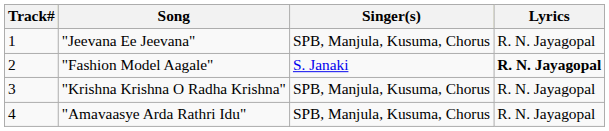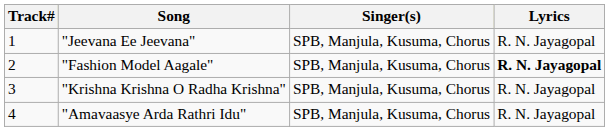(321, 65) S. Janaki -> (392, 65) SPB, Manjula, Kusuma, Chorus
